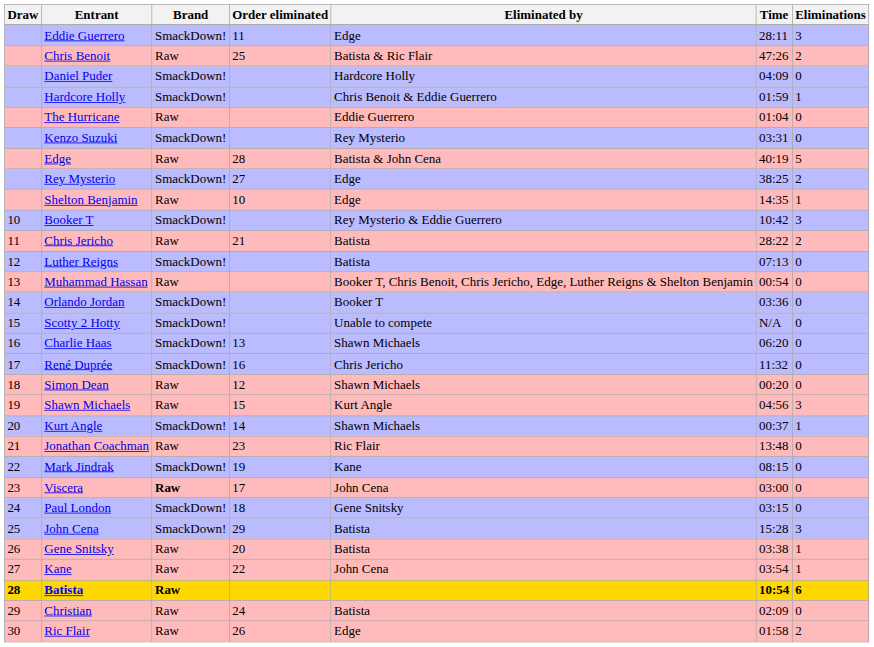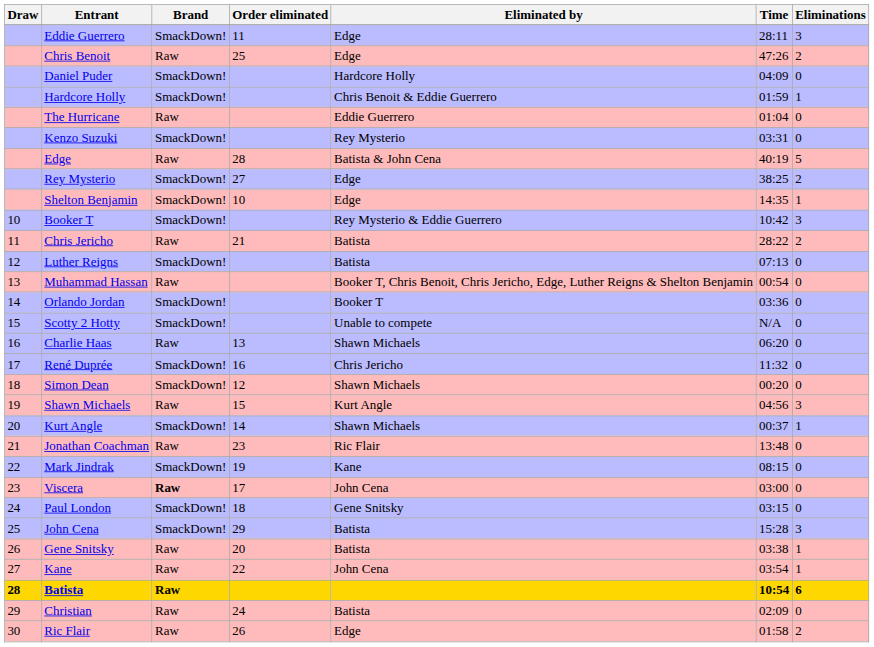(383, 55) Batista & Ric Flair -> (347, 55) Edge
(167, 199) Raw -> (191, 199) SmackDown!
(191, 343) SmackDown! -> (167, 343) Raw
(167, 384) Raw -> (191, 384) SmackDown!
